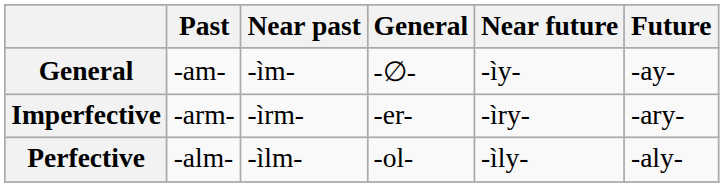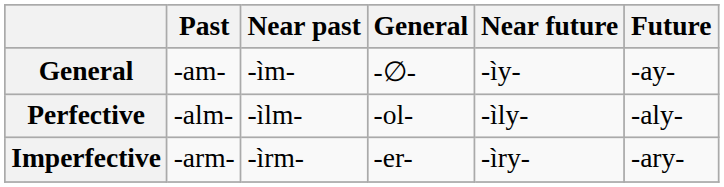rows swapped: (86, 158) <-> (86, 115)
